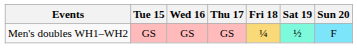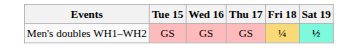- column: (333, 14)
(297, 33) normal -> (316, 33) bold
